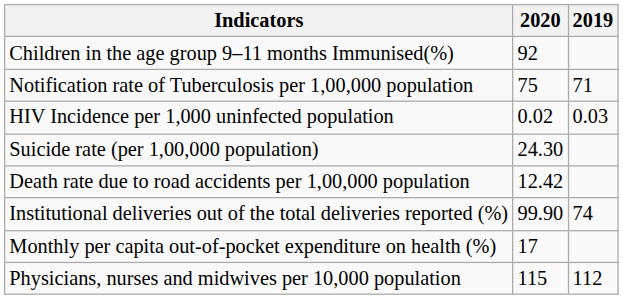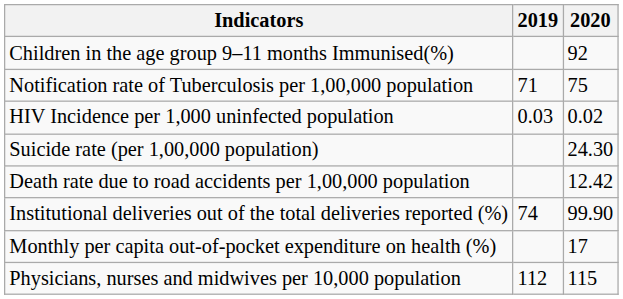columns swapped: (540, 20) <-> (593, 20)
